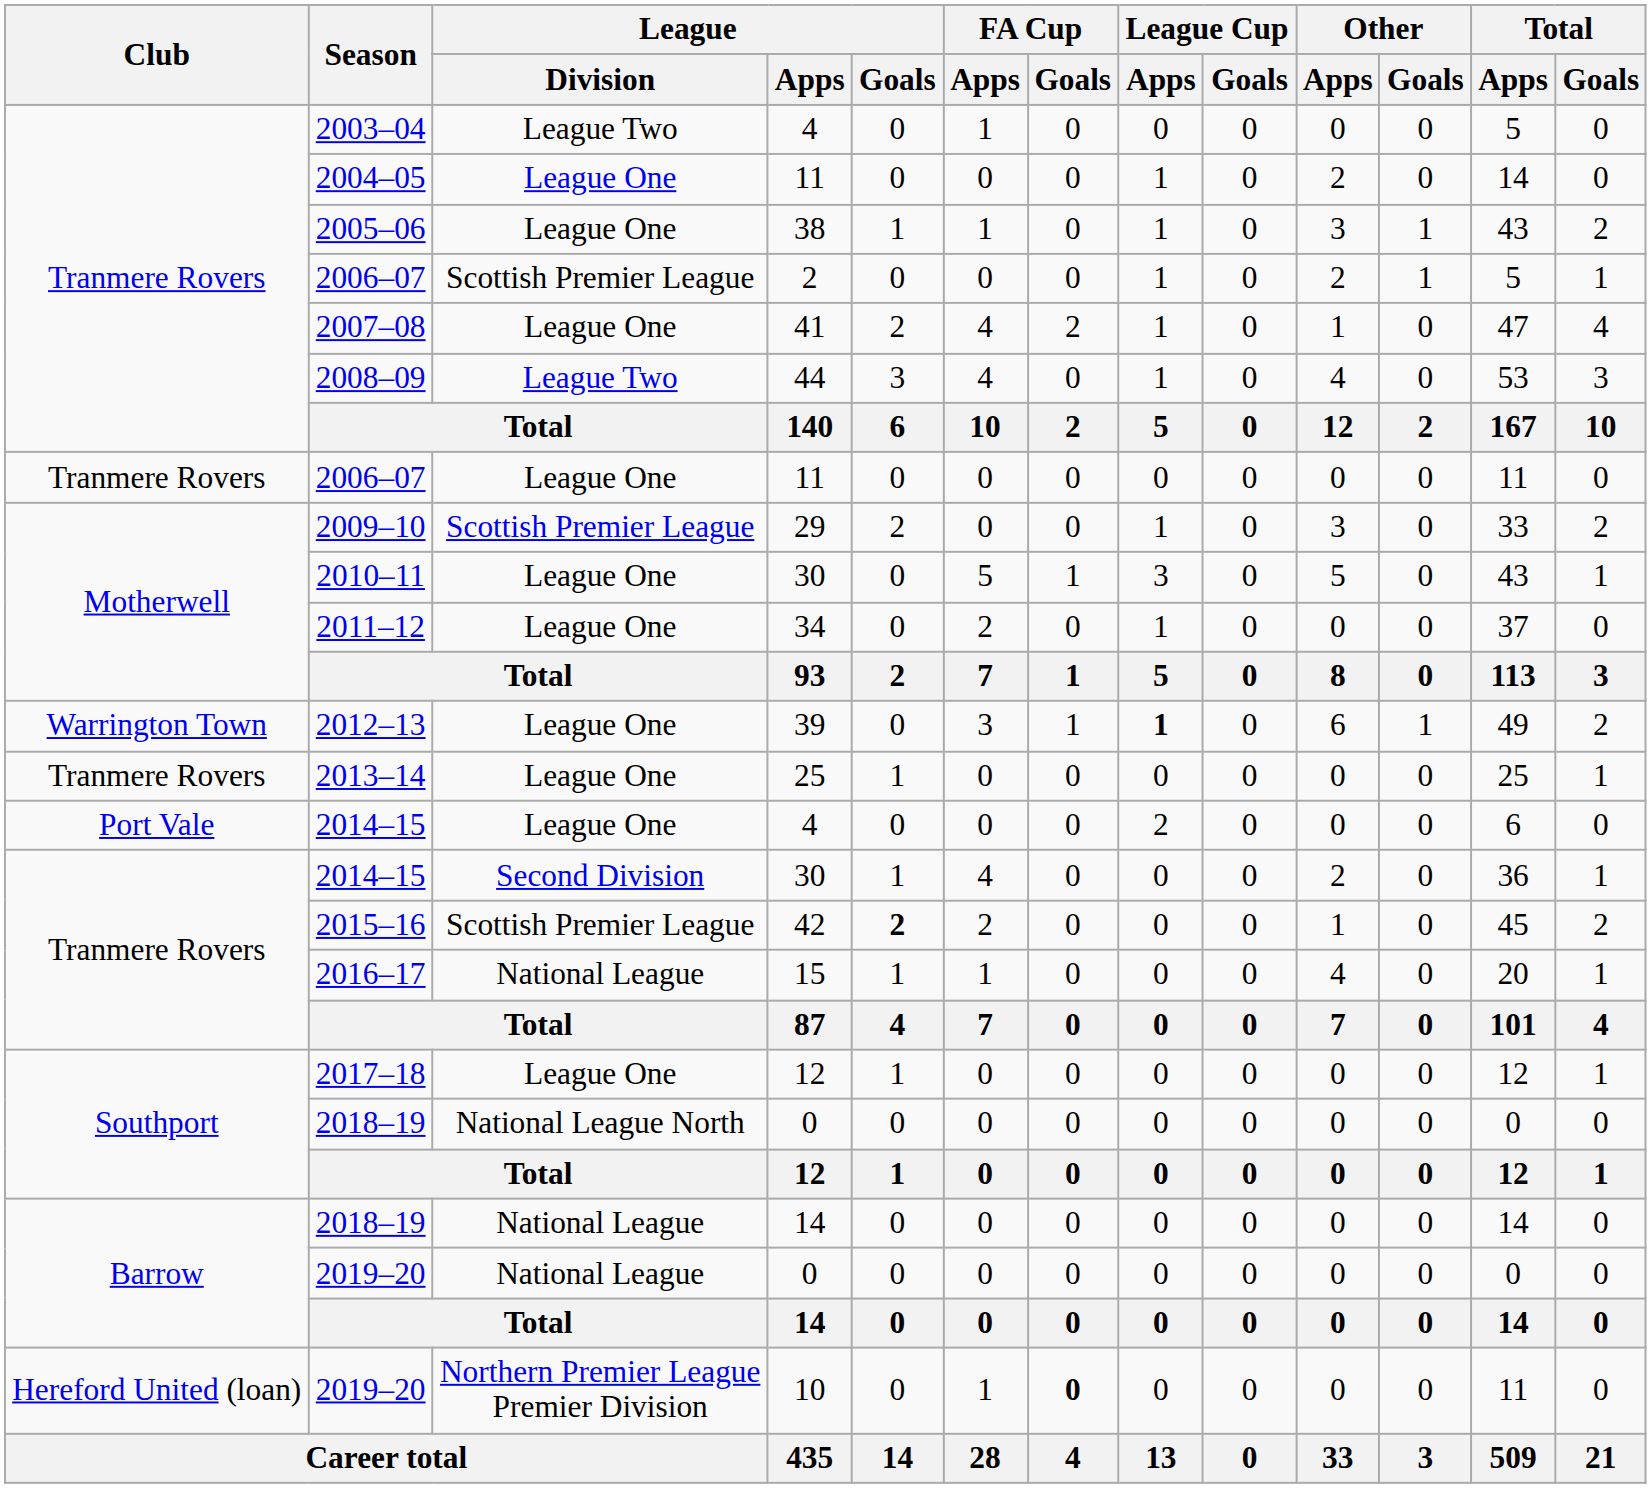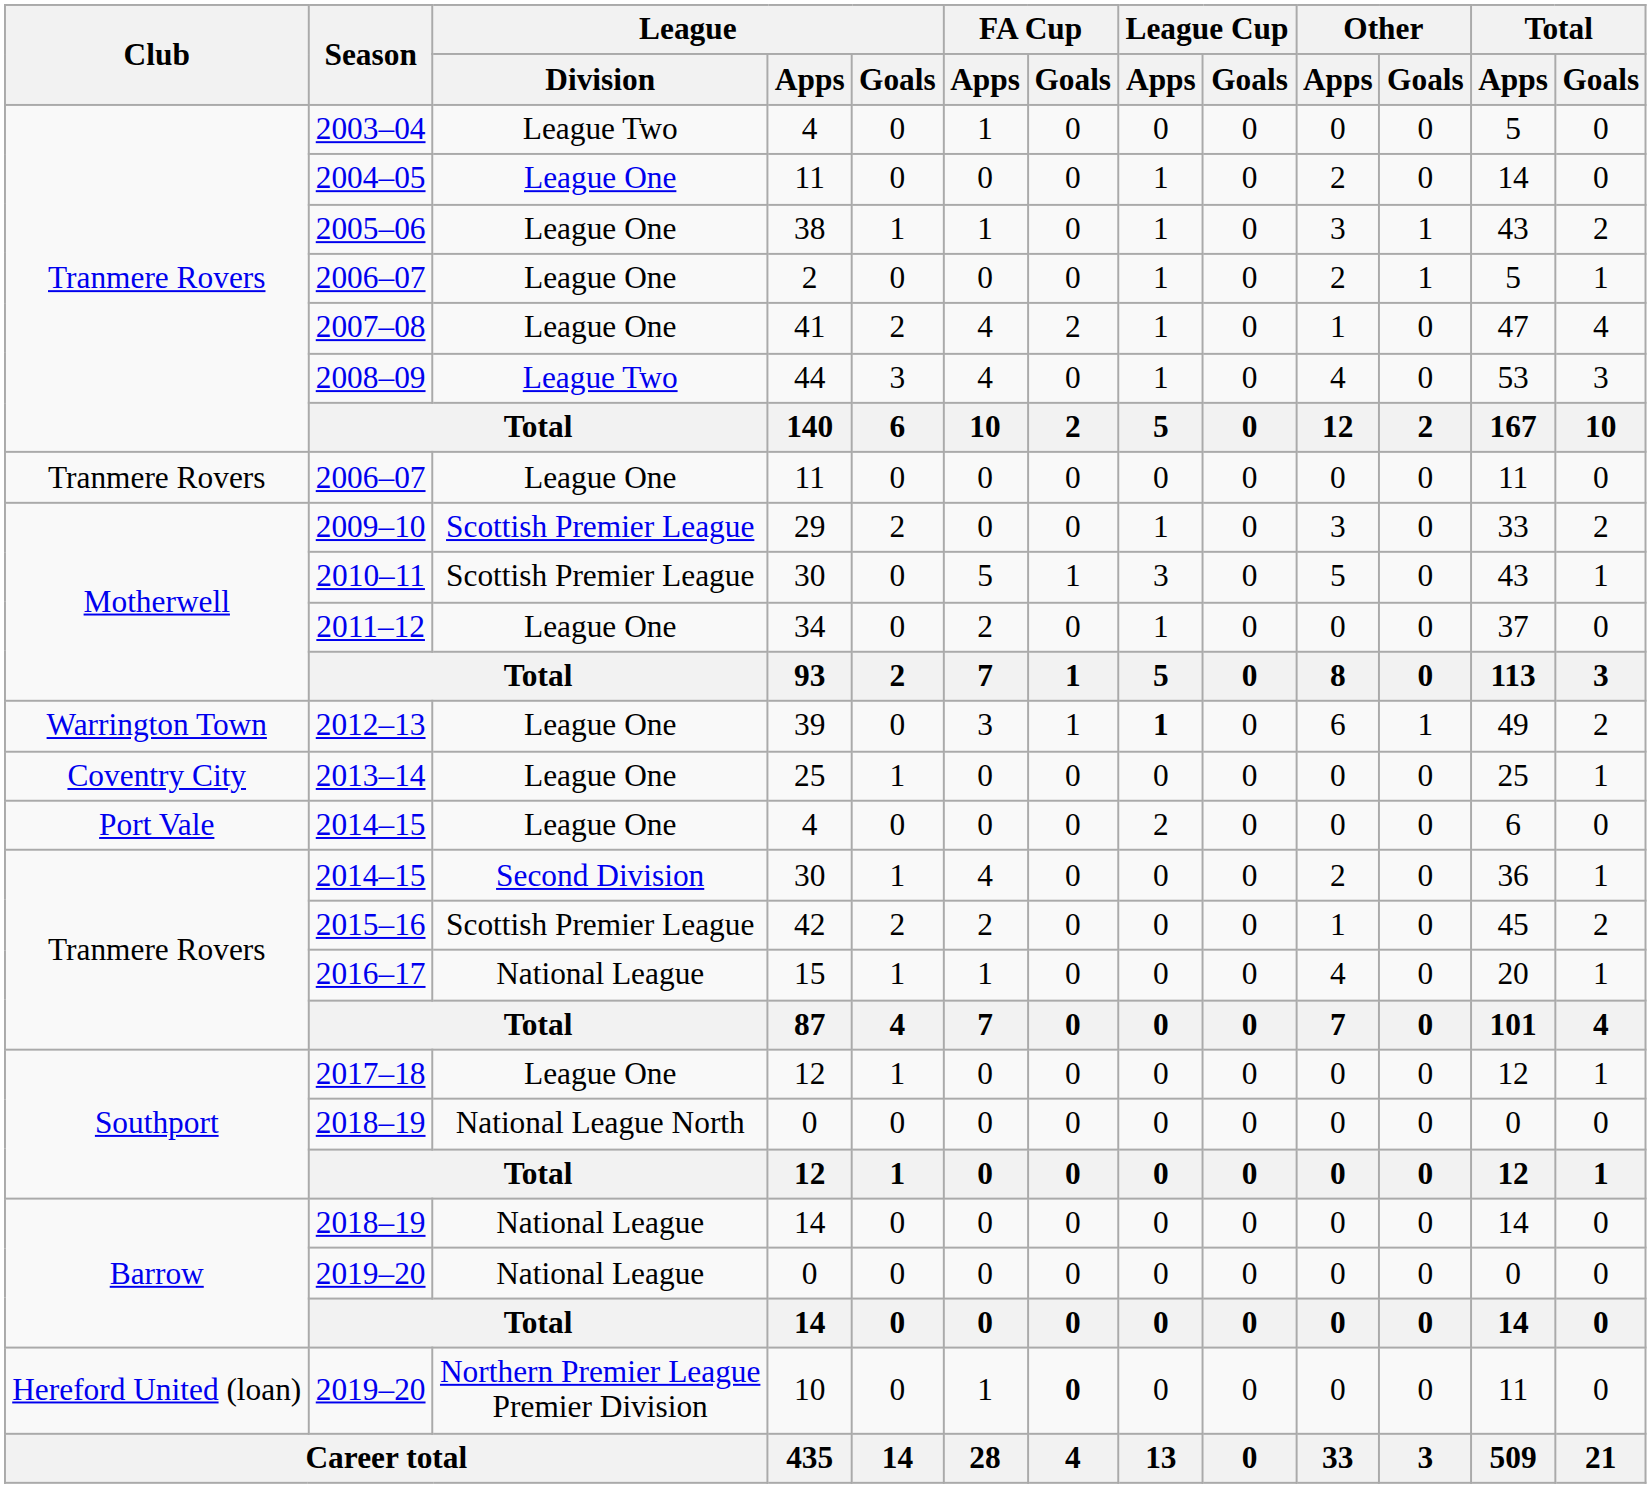(600, 278) Scottish Premier League -> (600, 278) League One
(600, 576) League One -> (600, 576) Scottish Premier League
(157, 775) Tranmere Rovers -> (157, 775) Coventry City
(897, 924) bold -> (897, 924) normal
